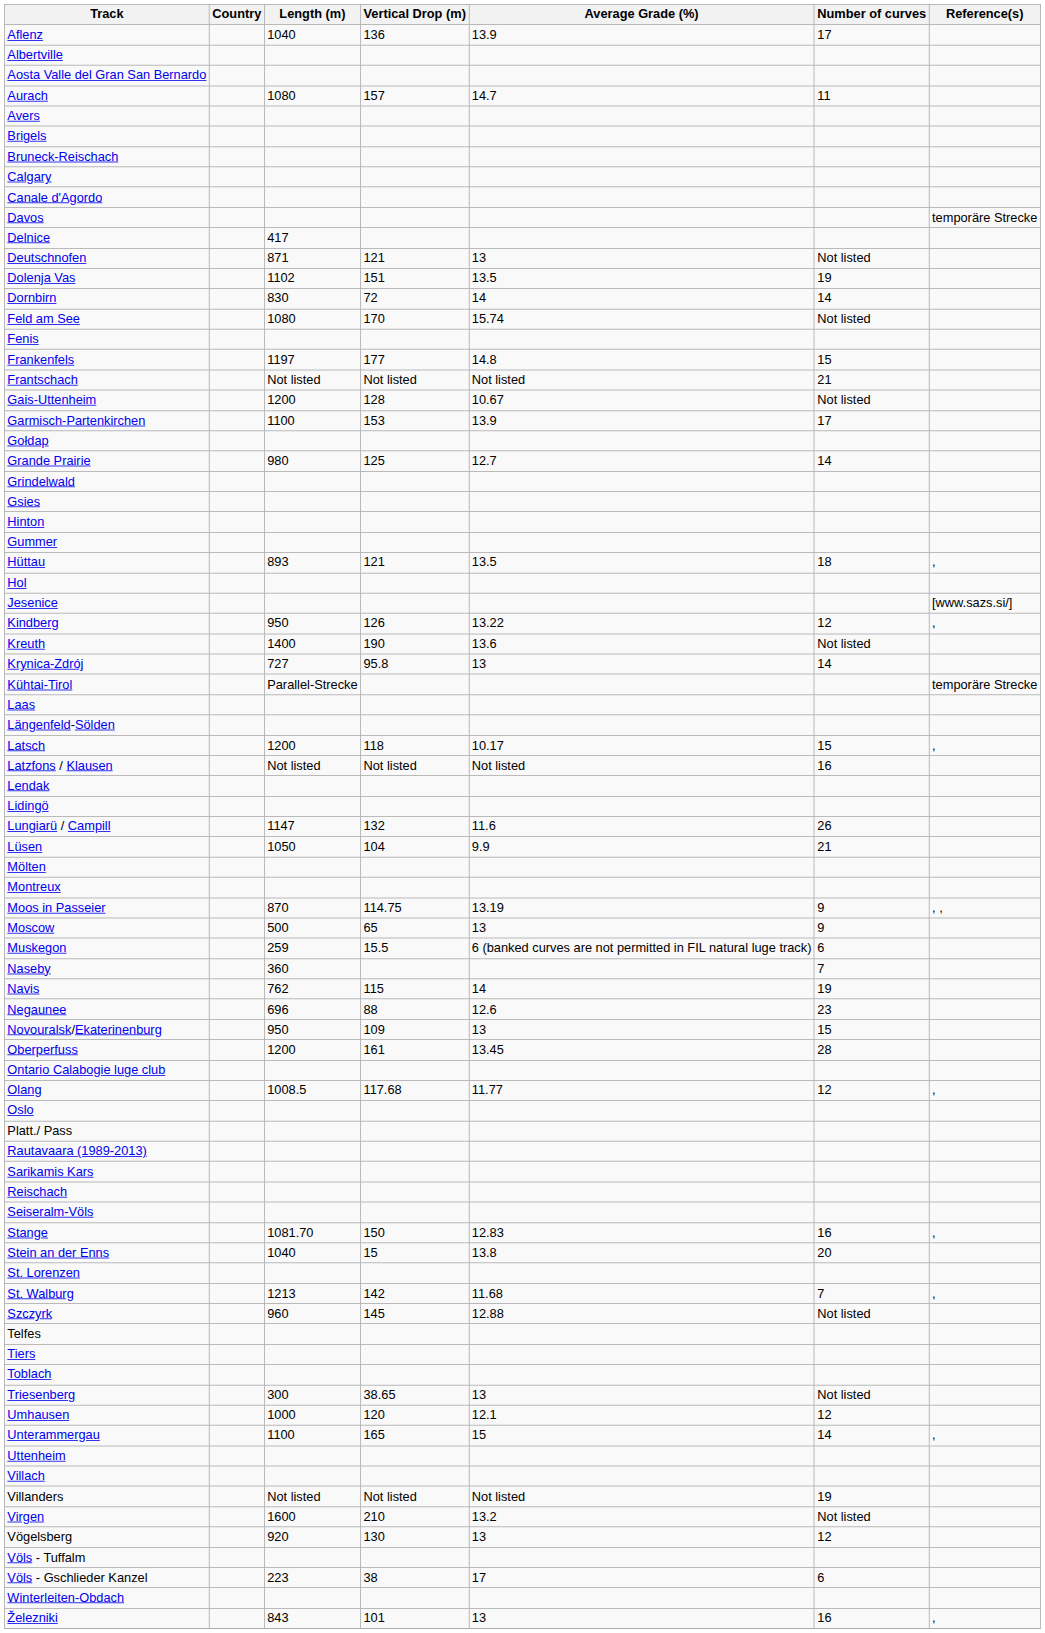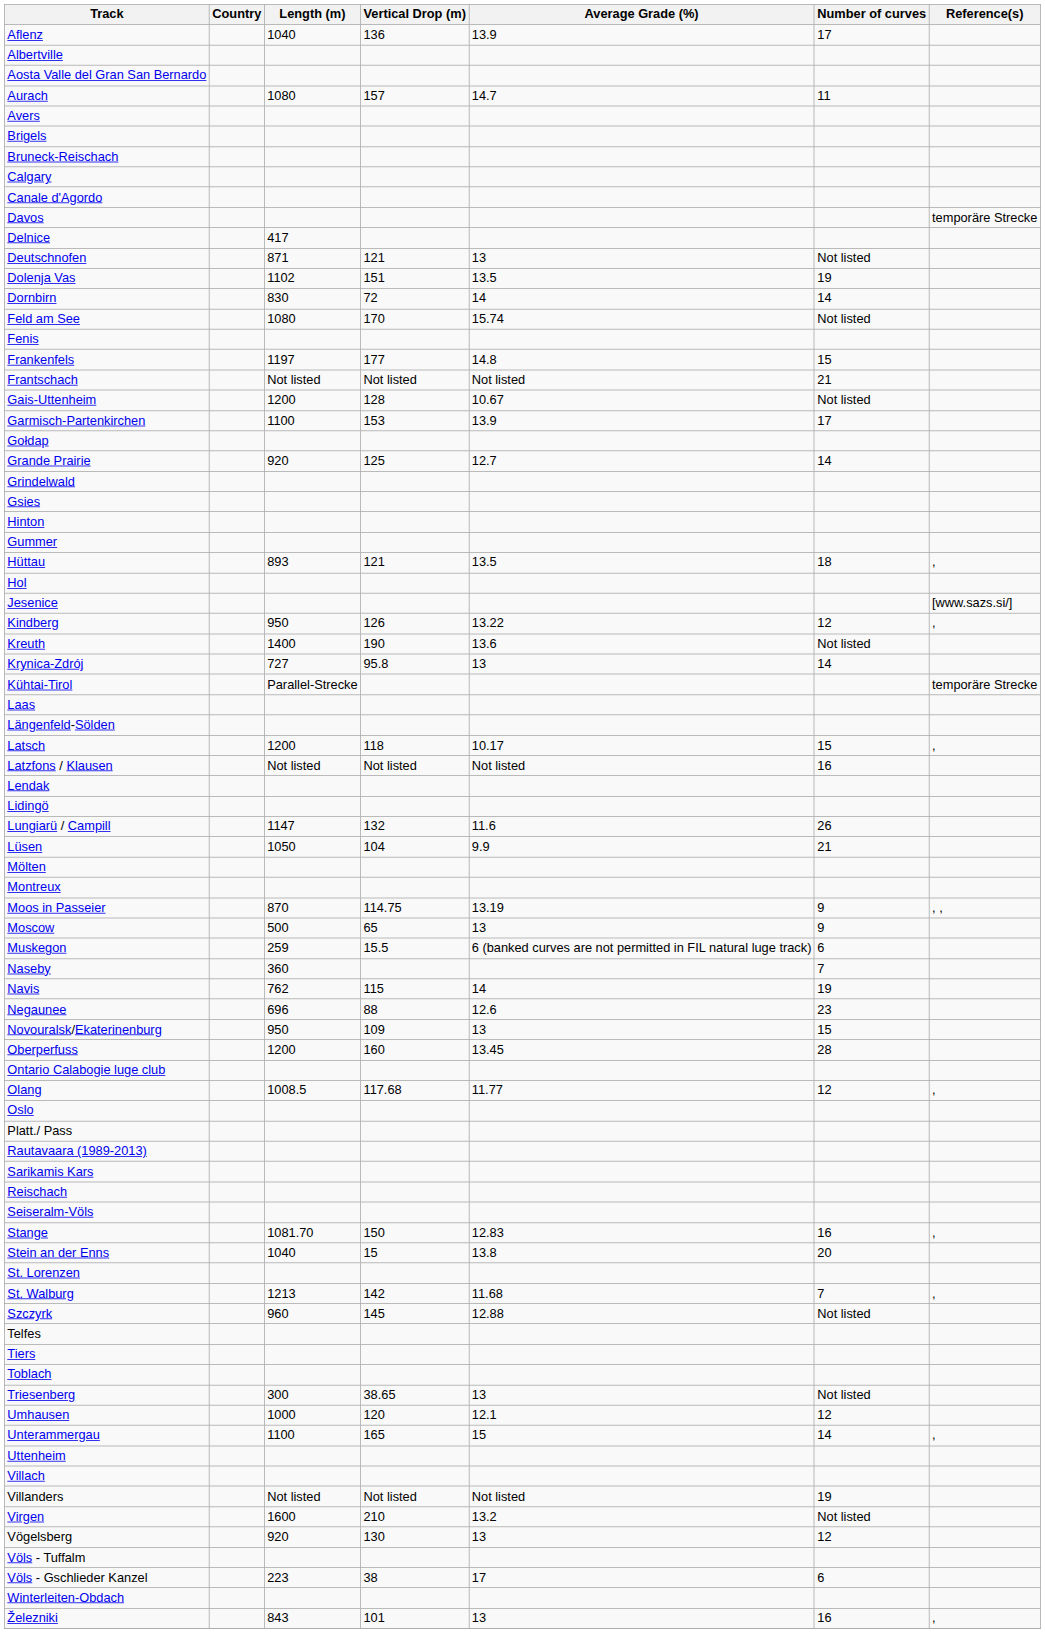(278, 461) 980 -> (278, 461) 920
(374, 1049) 161 -> (374, 1049) 160
